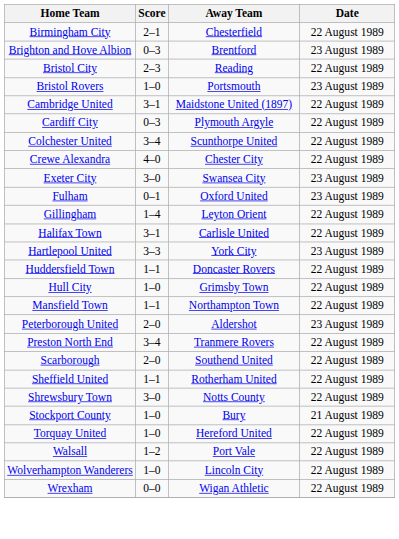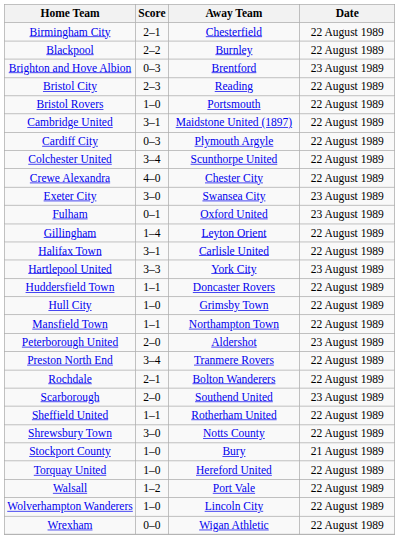+ row: (70, 50)
(347, 86) 23 August 1989 -> (347, 104) 22 August 1989
+ row: (70, 379)
(347, 360) 22 August 1989 -> (347, 397) 23 August 1989
